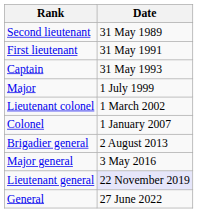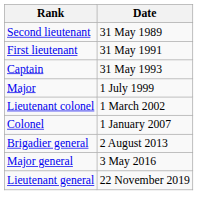(145, 180) lavender background -> (145, 180) no background
- row: (26, 198)
